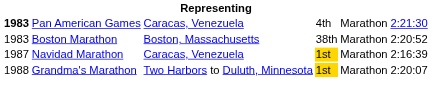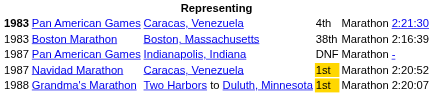(409, 39) 2:20:52 -> (410, 39) 2:16:39
+ row: (86, 54)
(409, 54) 2:16:39 -> (410, 70) 2:20:52
